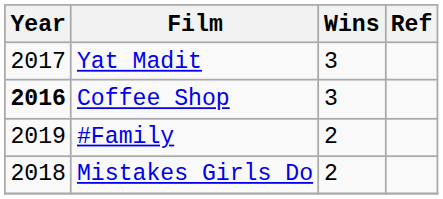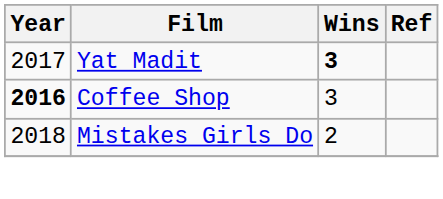(331, 61) normal -> (331, 61) bold
- row: (126, 137)
